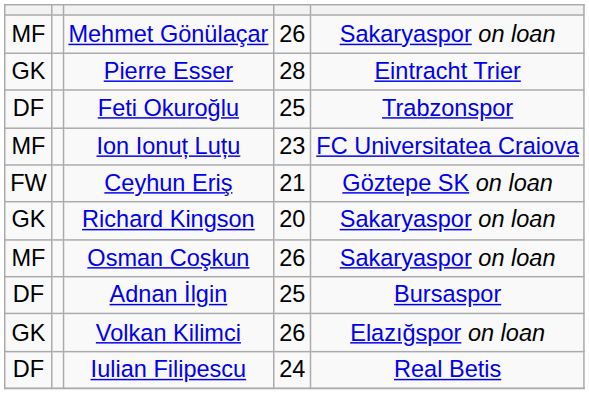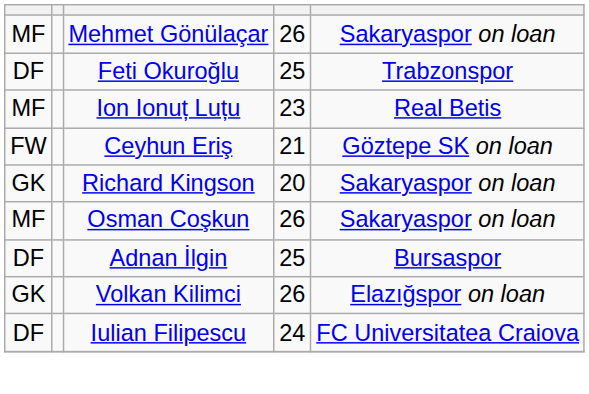- row: (168, 71)
(448, 145) FC Universitatea Craiova -> (448, 108) Real Betis
(448, 369) Real Betis -> (448, 332) FC Universitatea Craiova
